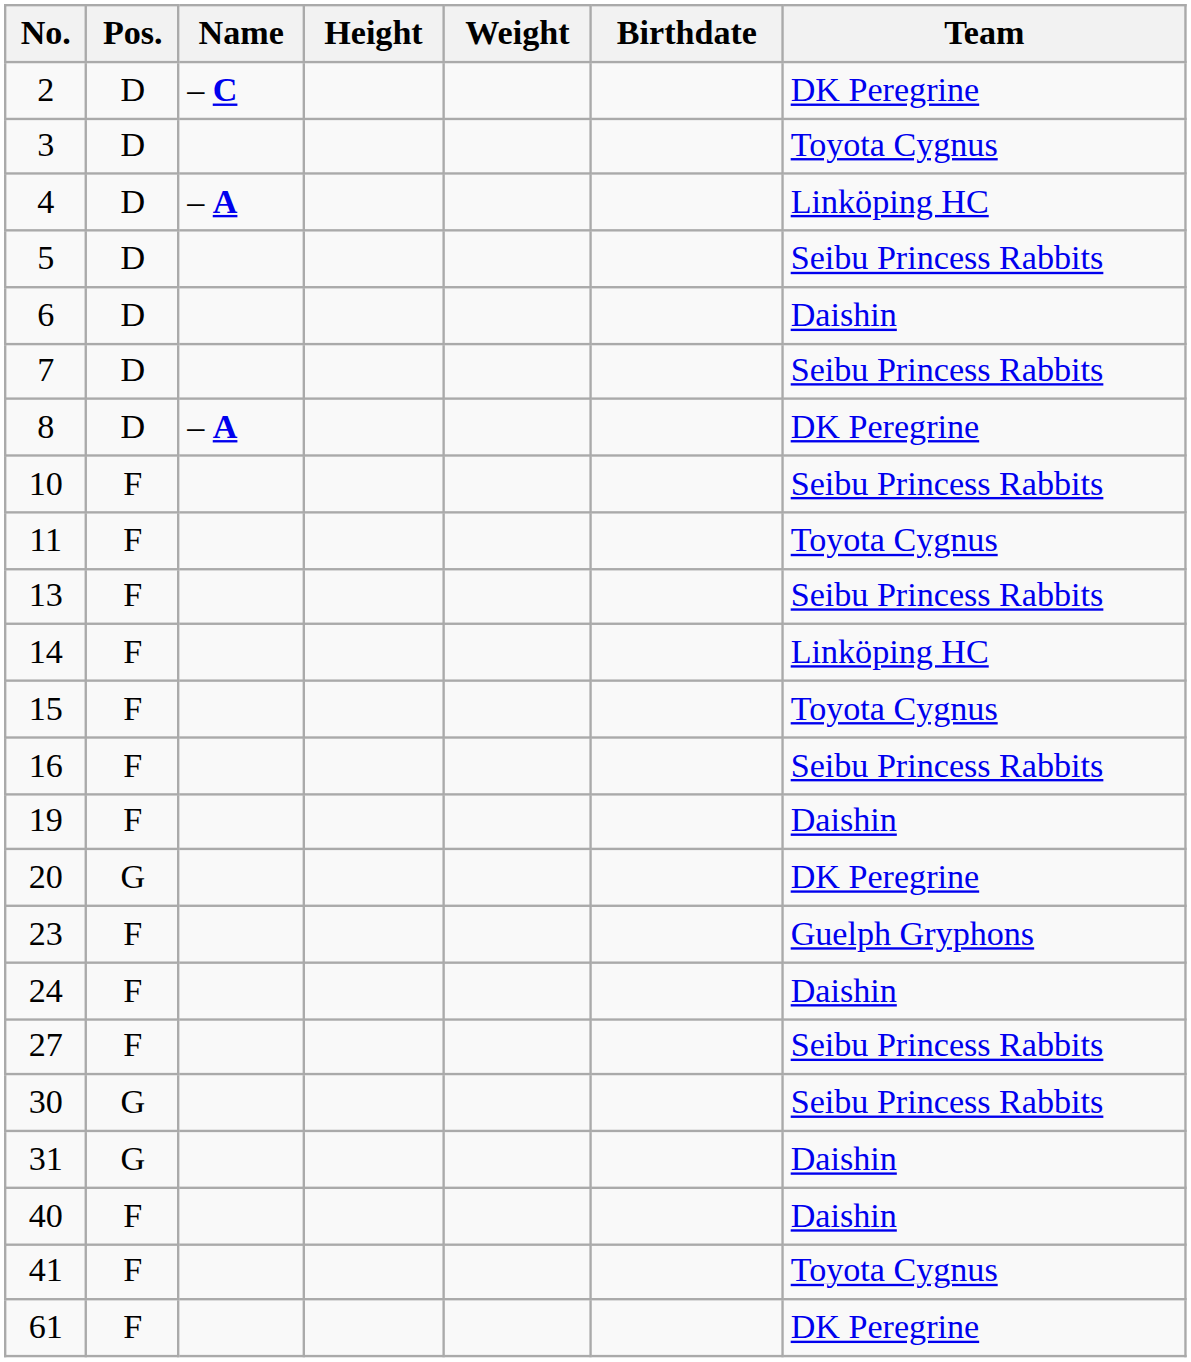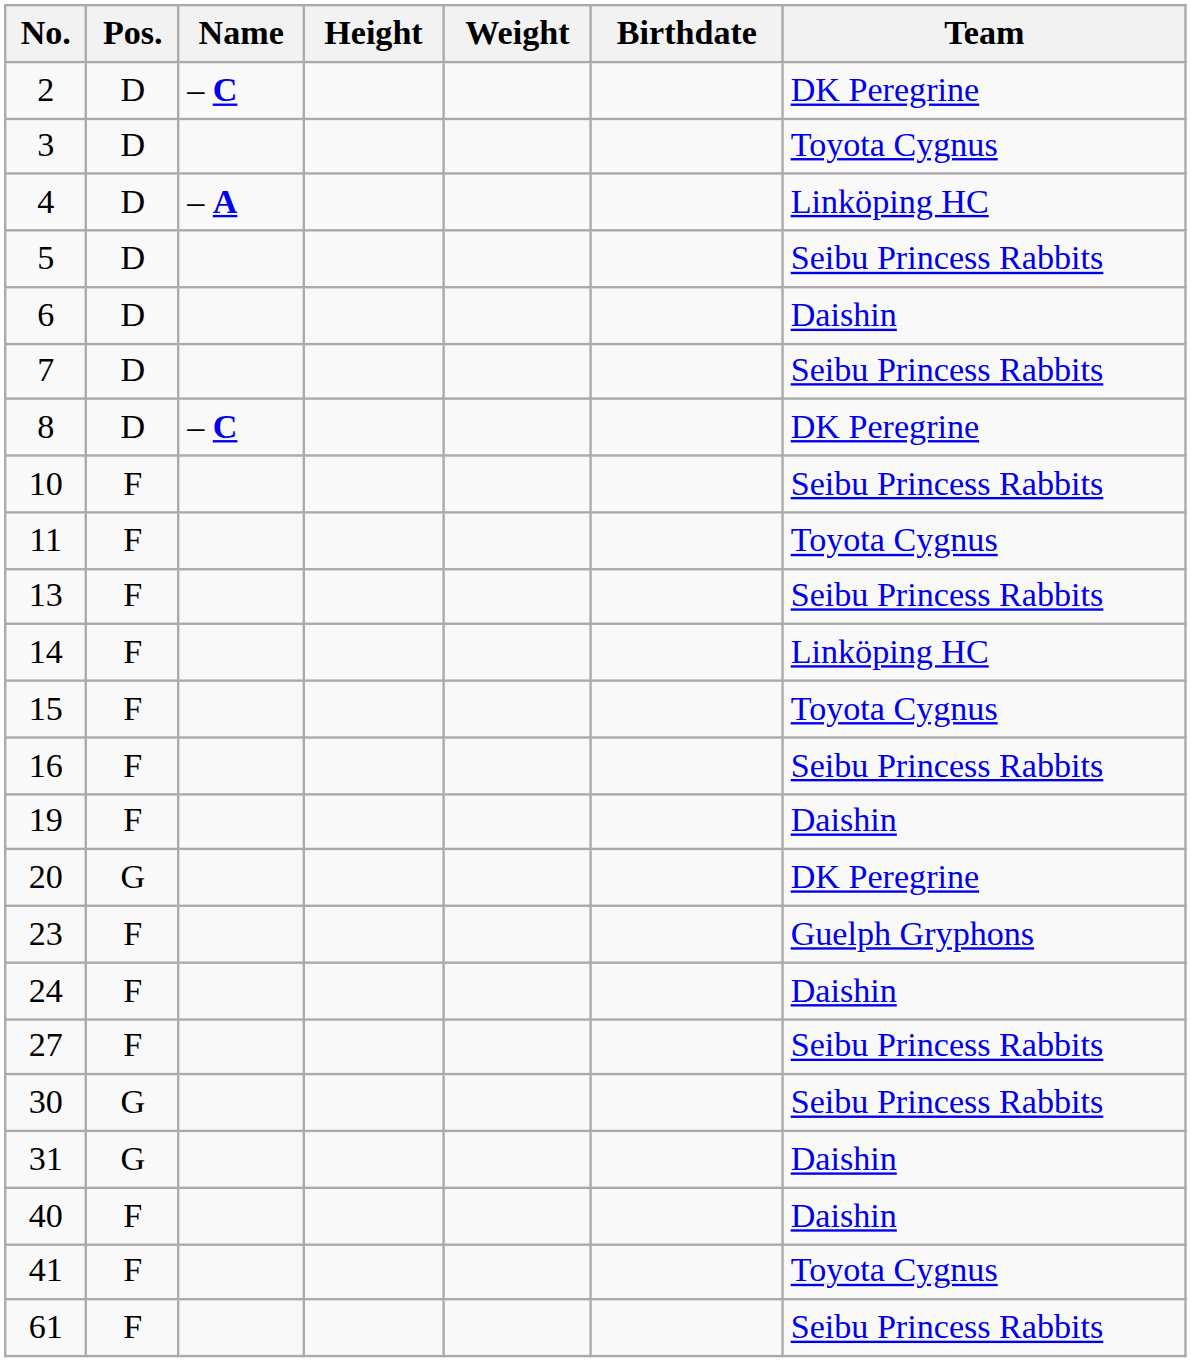(212, 427) – A -> (212, 427) – C
(885, 1327) DK Peregrine -> (947, 1327) Seibu Princess Rabbits
